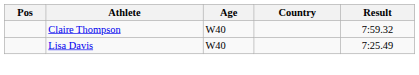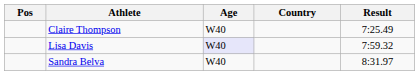(377, 29) 7:59.32 -> (377, 29) 7:25.49
(216, 45) no background -> (216, 45) lavender background
(377, 45) 7:25.49 -> (377, 45) 7:59.32
+ row: (76, 62)
